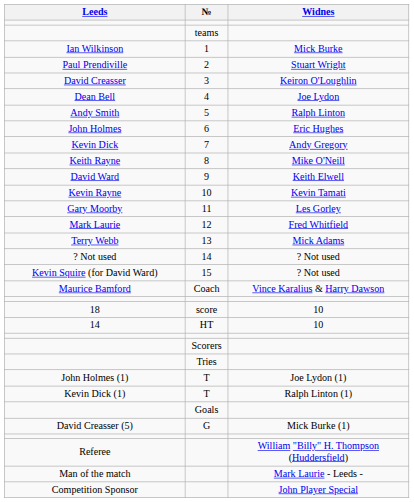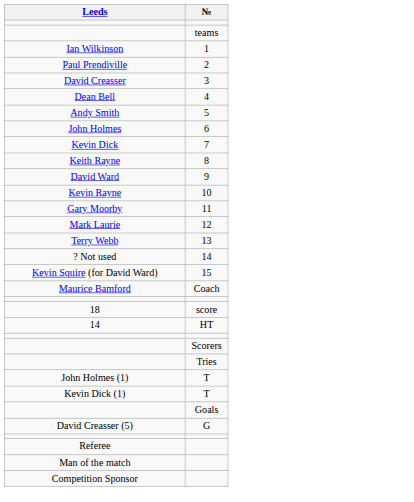- column: (318, 12)
